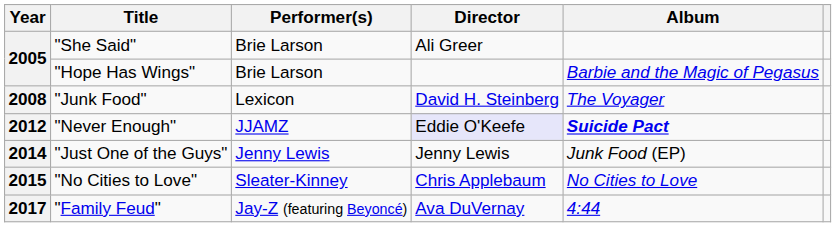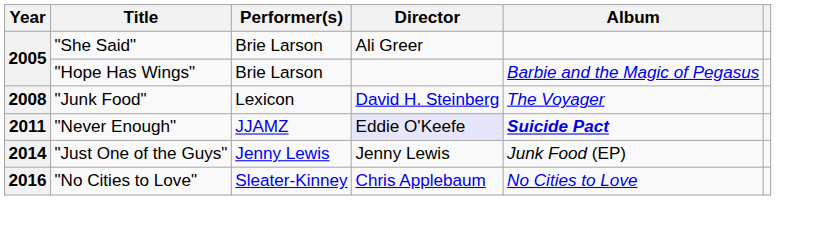(28, 126) 2012 -> (28, 126) 2011
(28, 180) 2015 -> (28, 180) 2016
- row: (108, 208)
